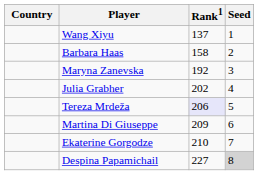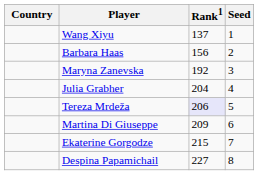(200, 52) 158 -> (200, 52) 156
(200, 88) 202 -> (200, 88) 204
(200, 142) 210 -> (200, 142) 215
(231, 160) lightgrey background -> (231, 160) no background
